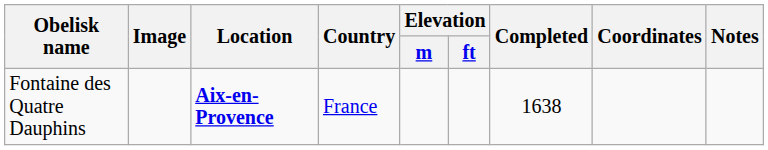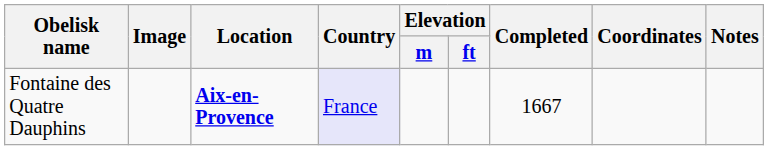(350, 106) no background -> (350, 106) lavender background
(541, 106) 1638 -> (541, 106) 1667
